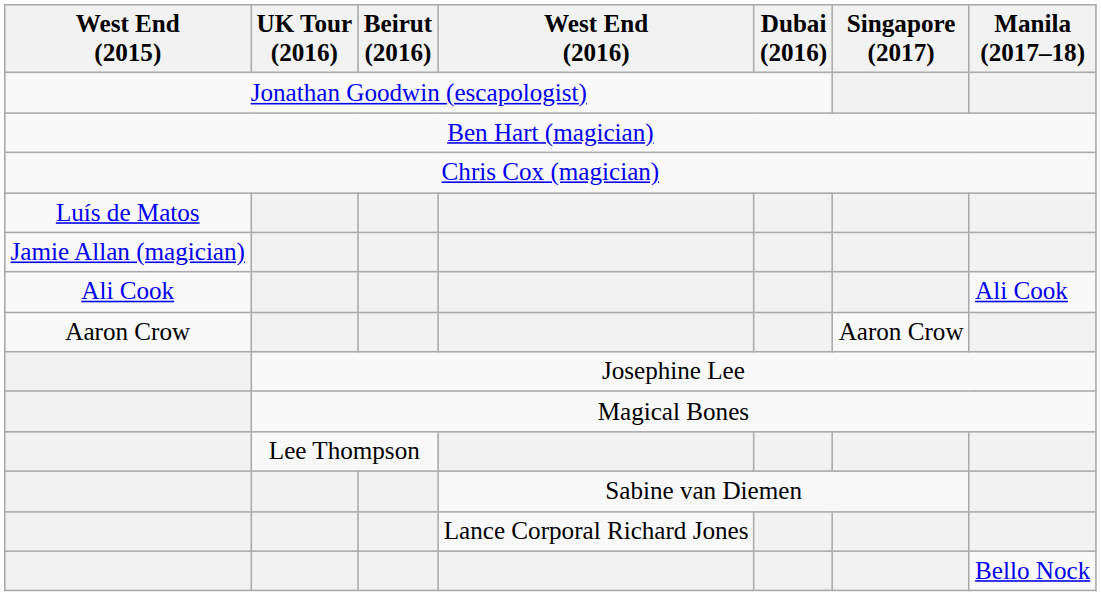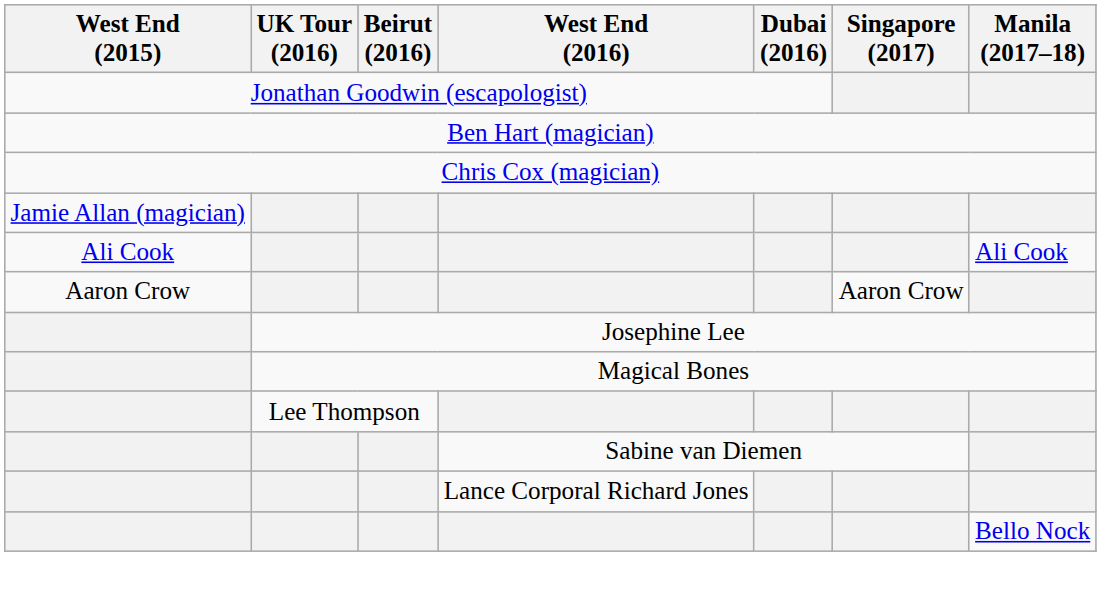- row: (128, 212)
